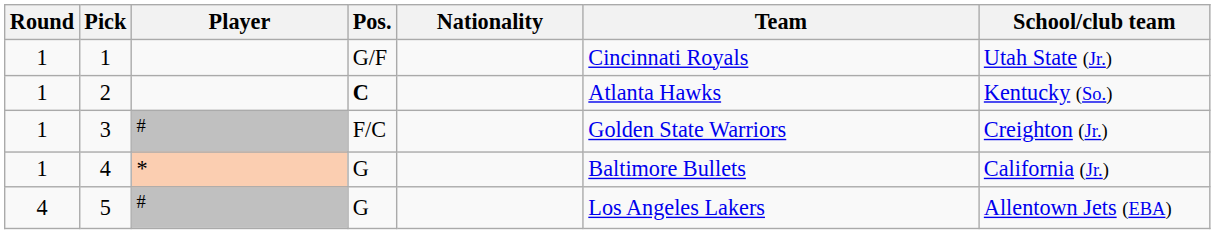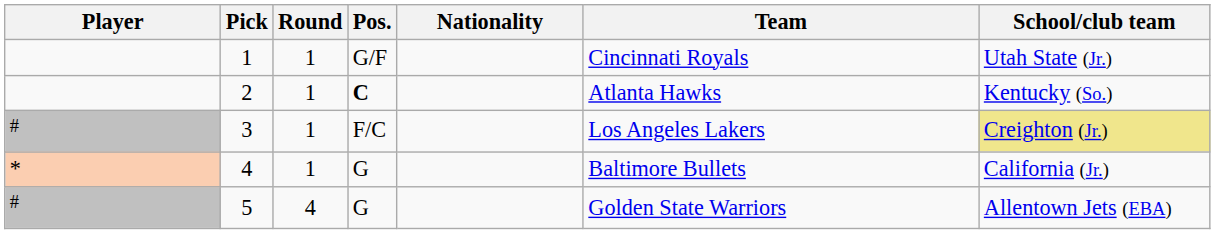columns swapped: (42, 22) <-> (239, 22)
(687, 130) Golden State Warriors -> (677, 130) Los Angeles Lakers
(1046, 130) no background -> (1046, 130) khaki background
(677, 207) Los Angeles Lakers -> (687, 207) Golden State Warriors
